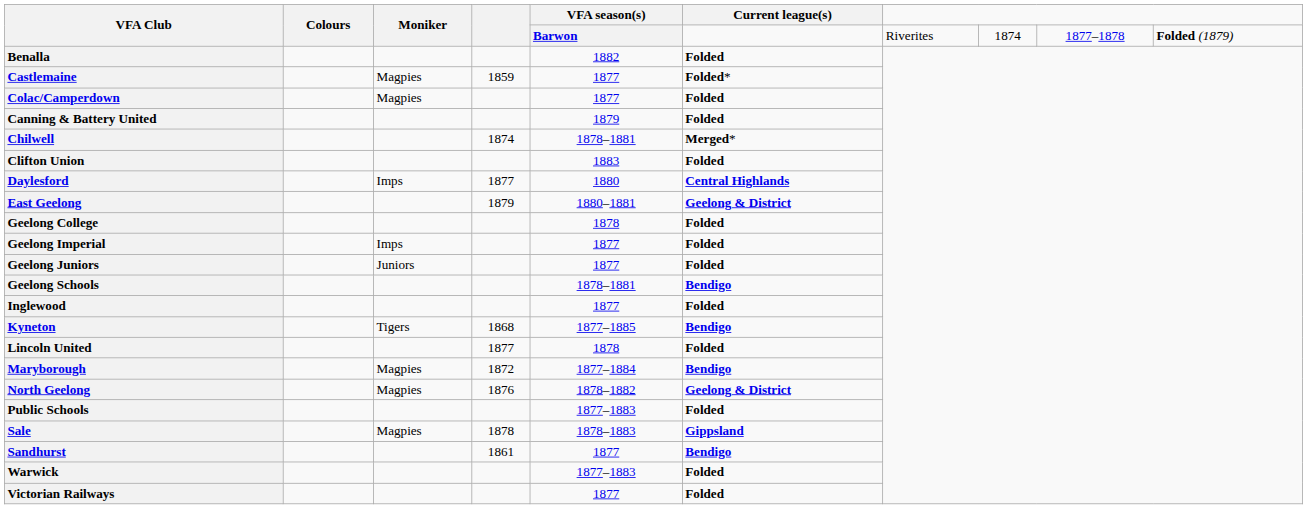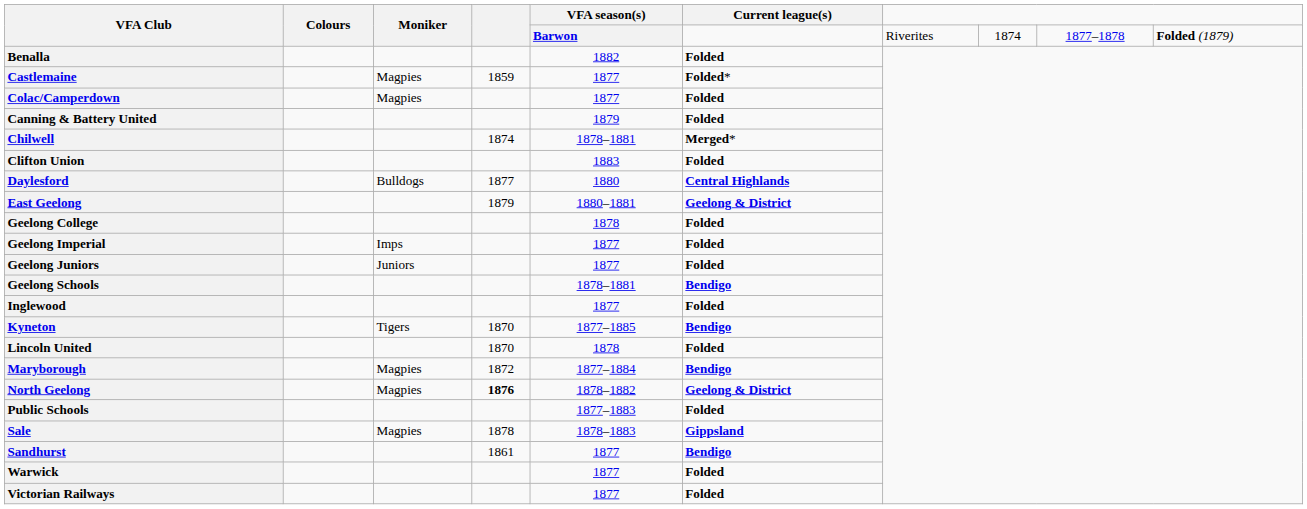(390, 181) Imps -> (400, 181) Bulldogs
(501, 327) 1868 -> (501, 327) 1870
(501, 347) 1877 -> (501, 347) 1870
(501, 389) normal -> (501, 389) bold
(606, 472) 1877–1883 -> (606, 472) 1877
